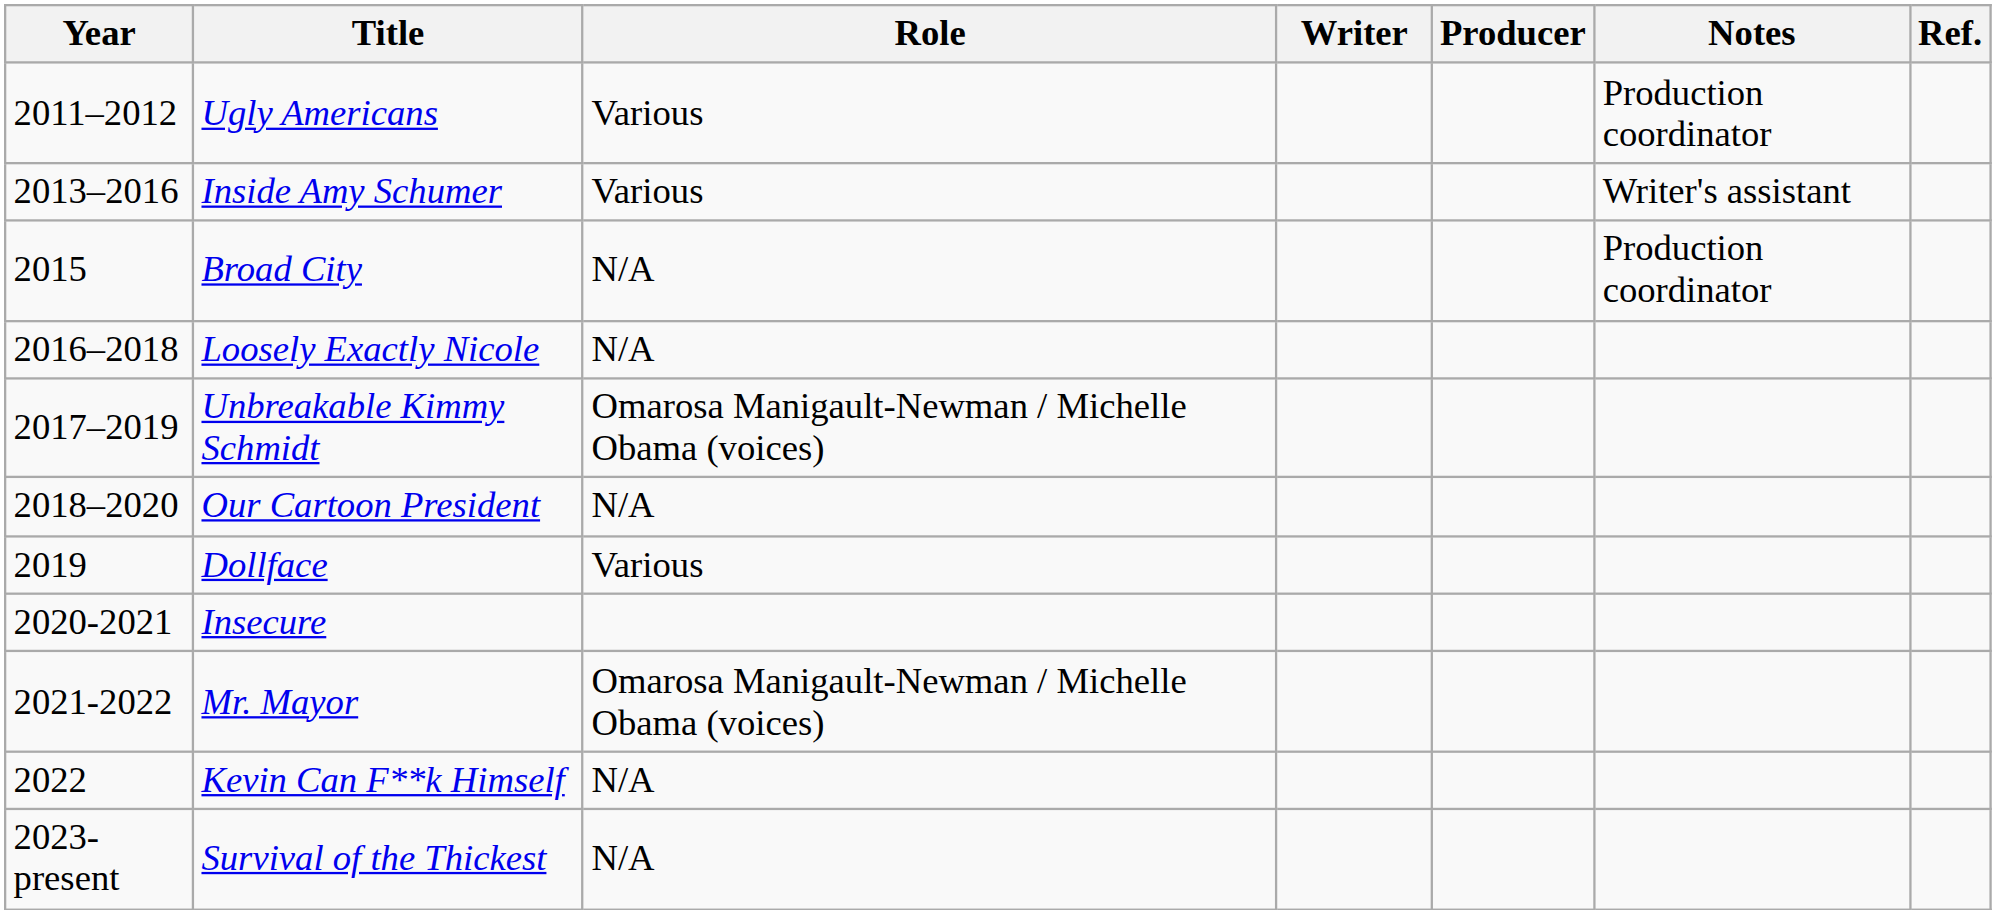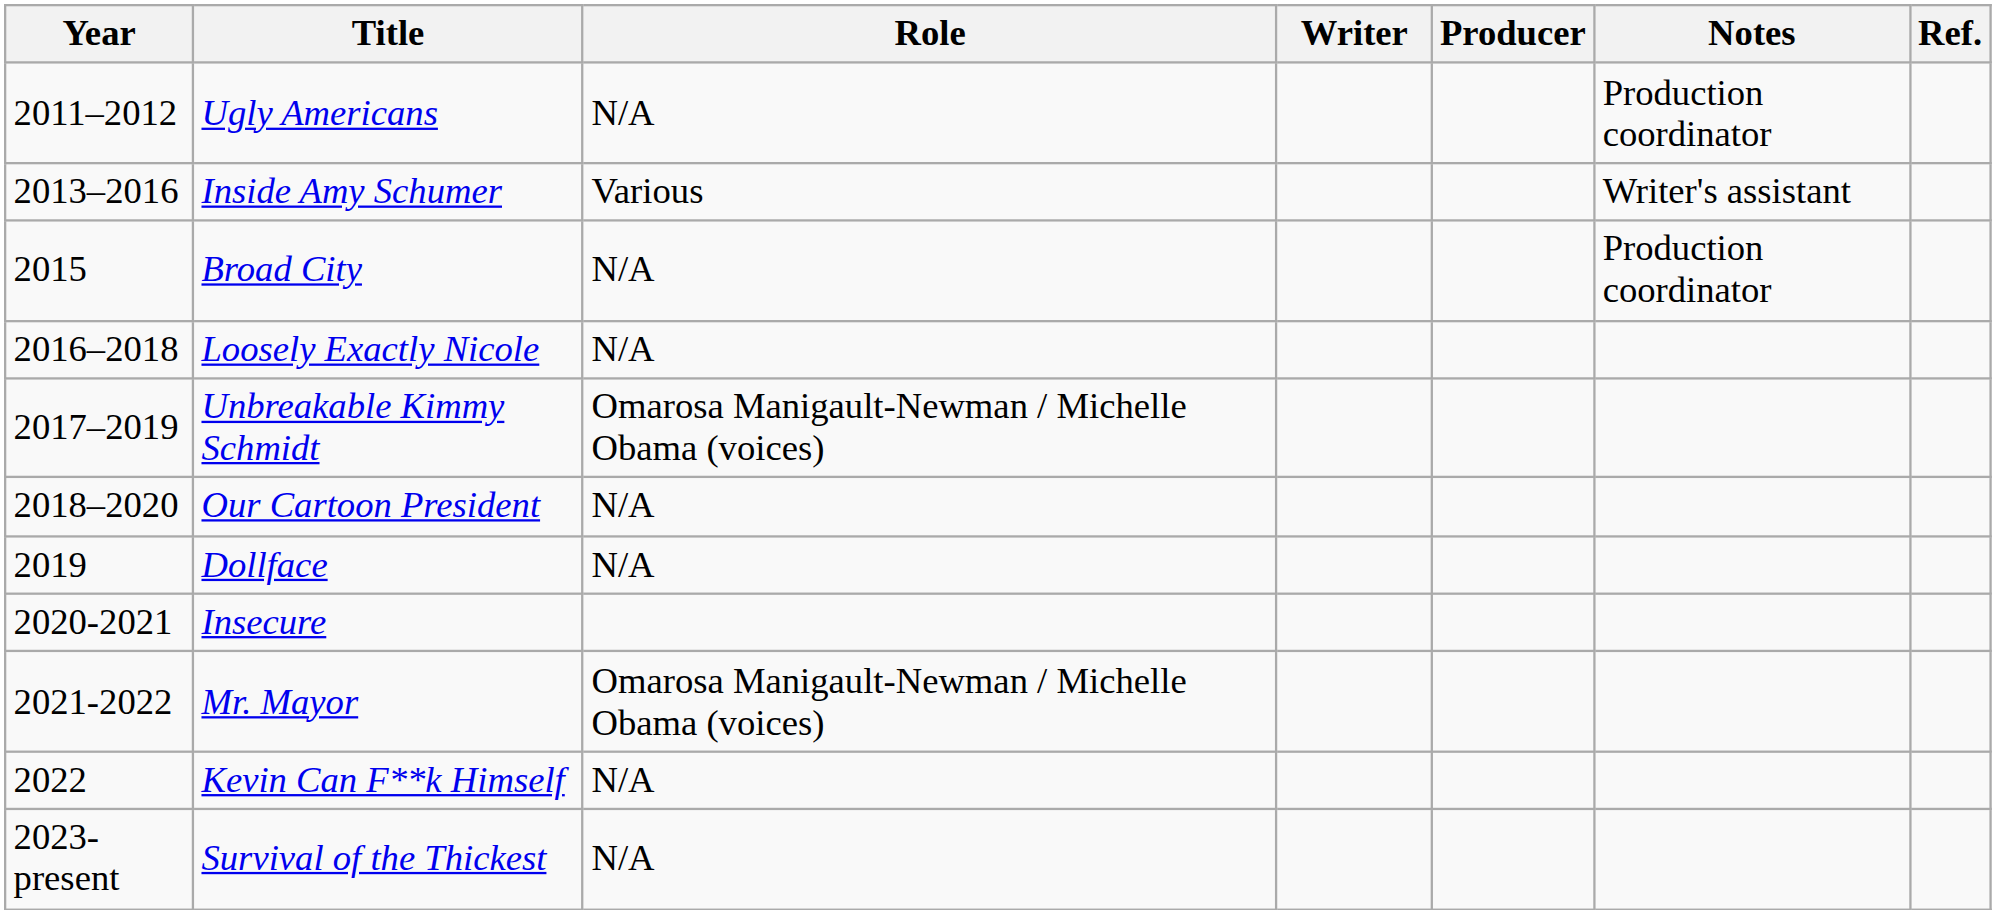(647, 112) Various -> (623, 112) N/A
(647, 563) Various -> (623, 563) N/A
